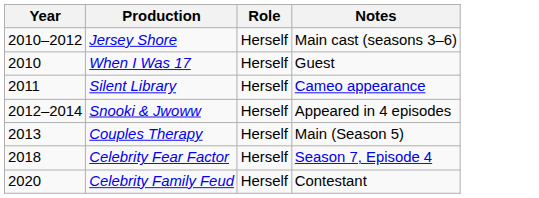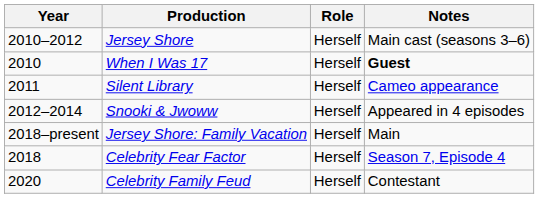(315, 63) normal -> (389, 63) bold
- row: (146, 134)
+ row: (206, 134)
